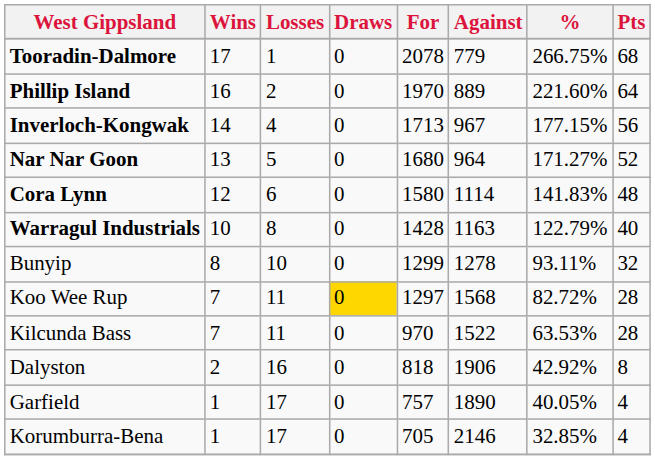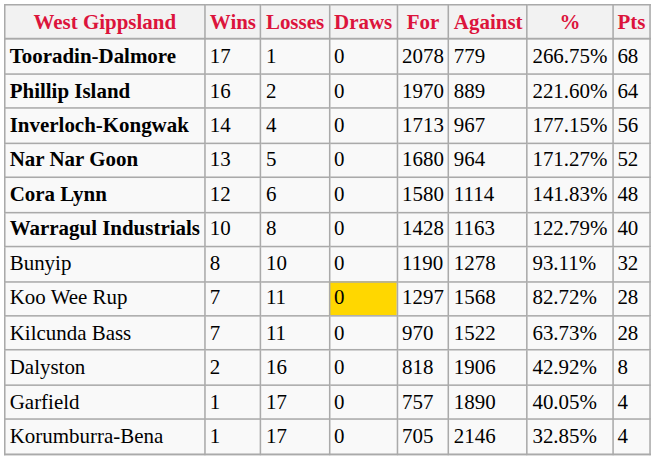(423, 263) 1299 -> (423, 263) 1190
(565, 332) 63.53% -> (565, 332) 63.73%
